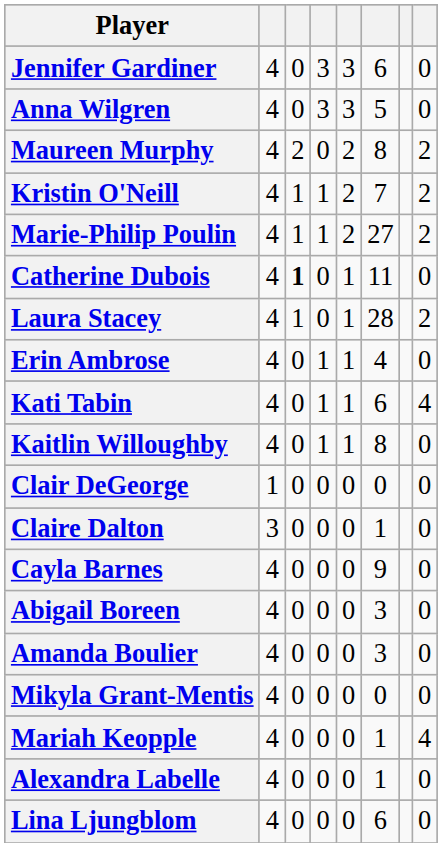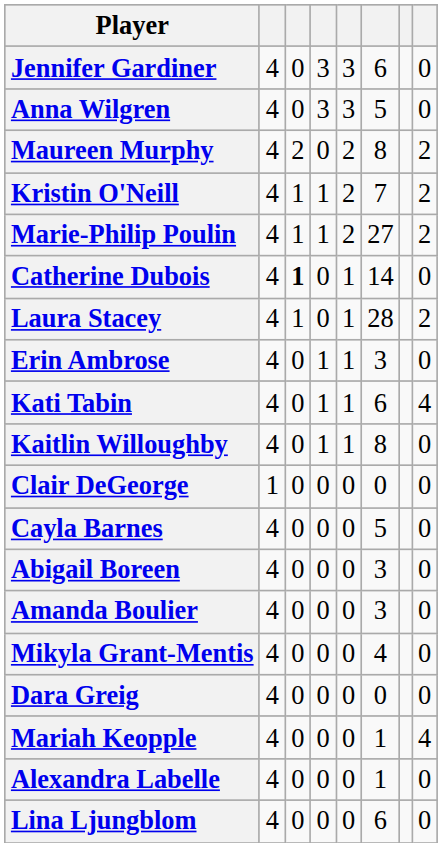(380, 276) 11 -> (380, 276) 14
(380, 360) 4 -> (380, 360) 3
- row: (87, 527)
(380, 569) 9 -> (380, 527) 5
(380, 695) 0 -> (380, 653) 4
+ row: (75, 695)
